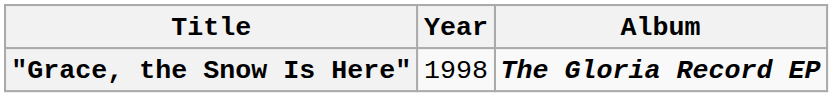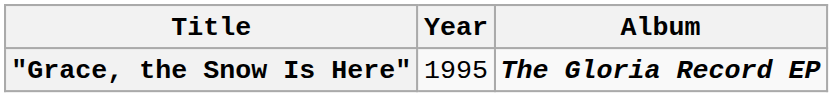(456, 70) 1998 -> (456, 70) 1995
